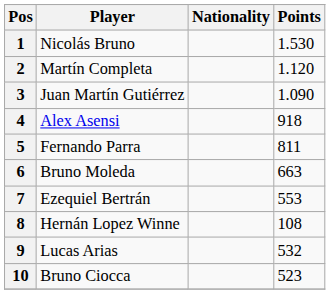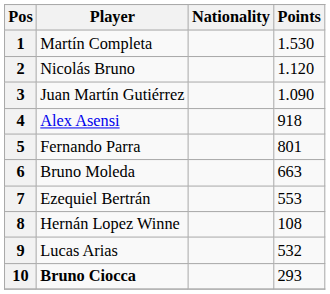(88, 43) Nicolás Bruno -> (96, 43) Martín Completa
(96, 69) Martín Completa -> (88, 69) Nicolás Bruno
(289, 146) 811 -> (290, 146) 801
(85, 276) normal -> (88, 276) bold
(290, 276) 523 -> (290, 276) 293
